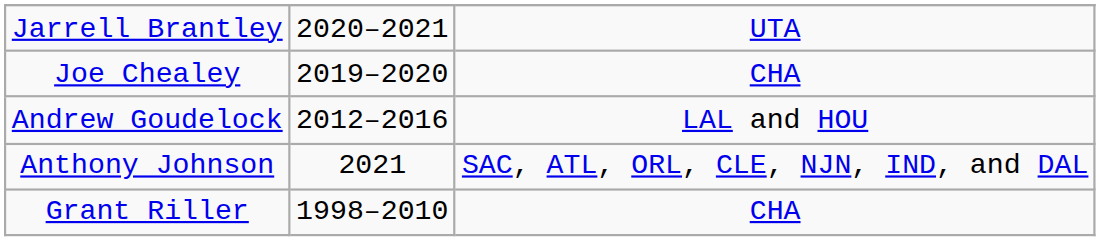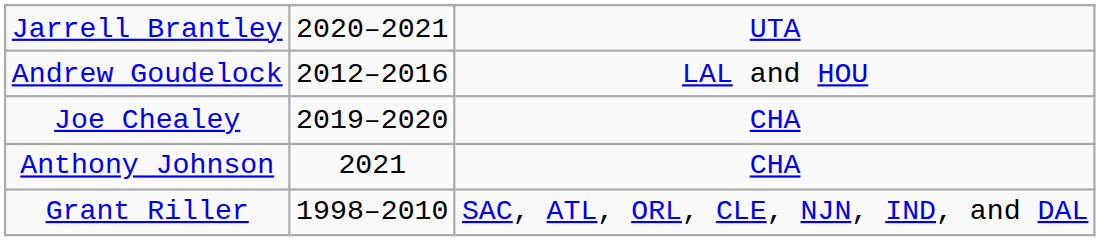rows swapped: (147, 74) <-> (147, 120)
(775, 166) SAC, ATL, ORL, CLE, NJN, IND, and DAL -> (775, 166) CHA
(775, 212) CHA -> (775, 212) SAC, ATL, ORL, CLE, NJN, IND, and DAL
